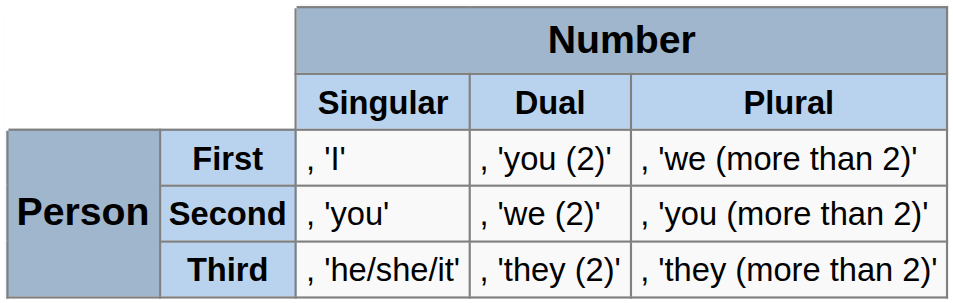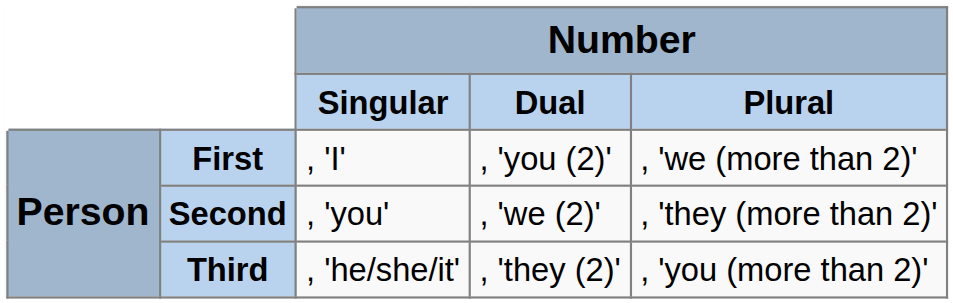(784, 213) , 'you (more than 2)' -> (789, 213) , 'they (more than 2)'
(789, 268) , 'they (more than 2)' -> (784, 268) , 'you (more than 2)'
